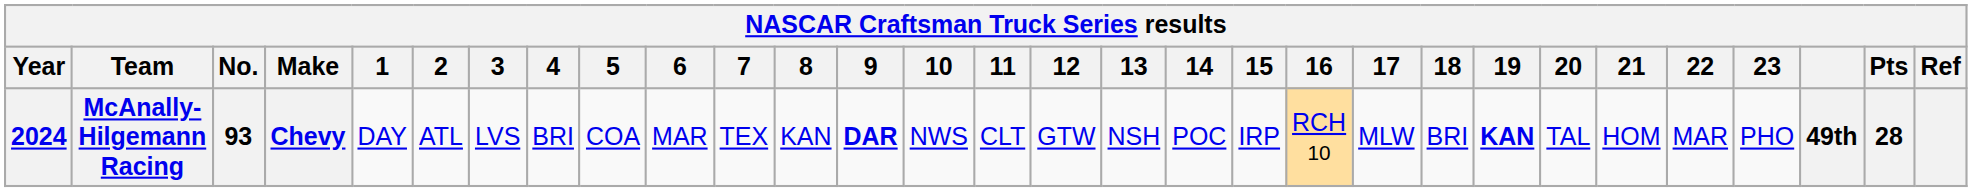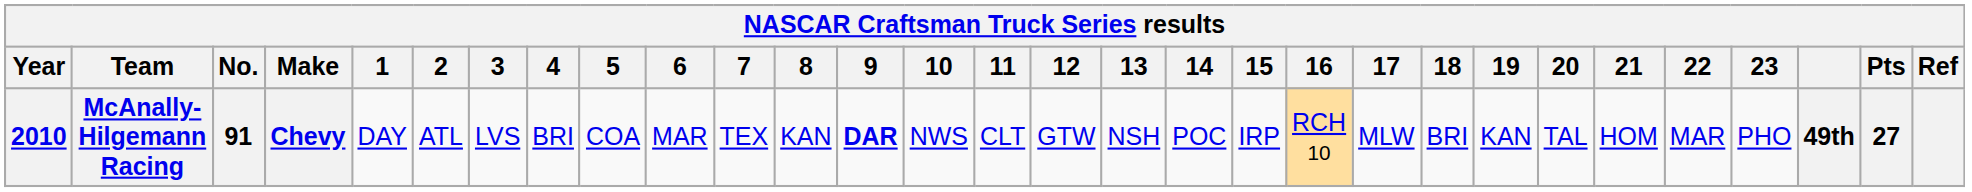(39, 137) 2024 -> (39, 137) 2010
(238, 137) 93 -> (238, 137) 91
(1507, 137) bold -> (1506, 137) normal
(1889, 137) 28 -> (1886, 137) 27
